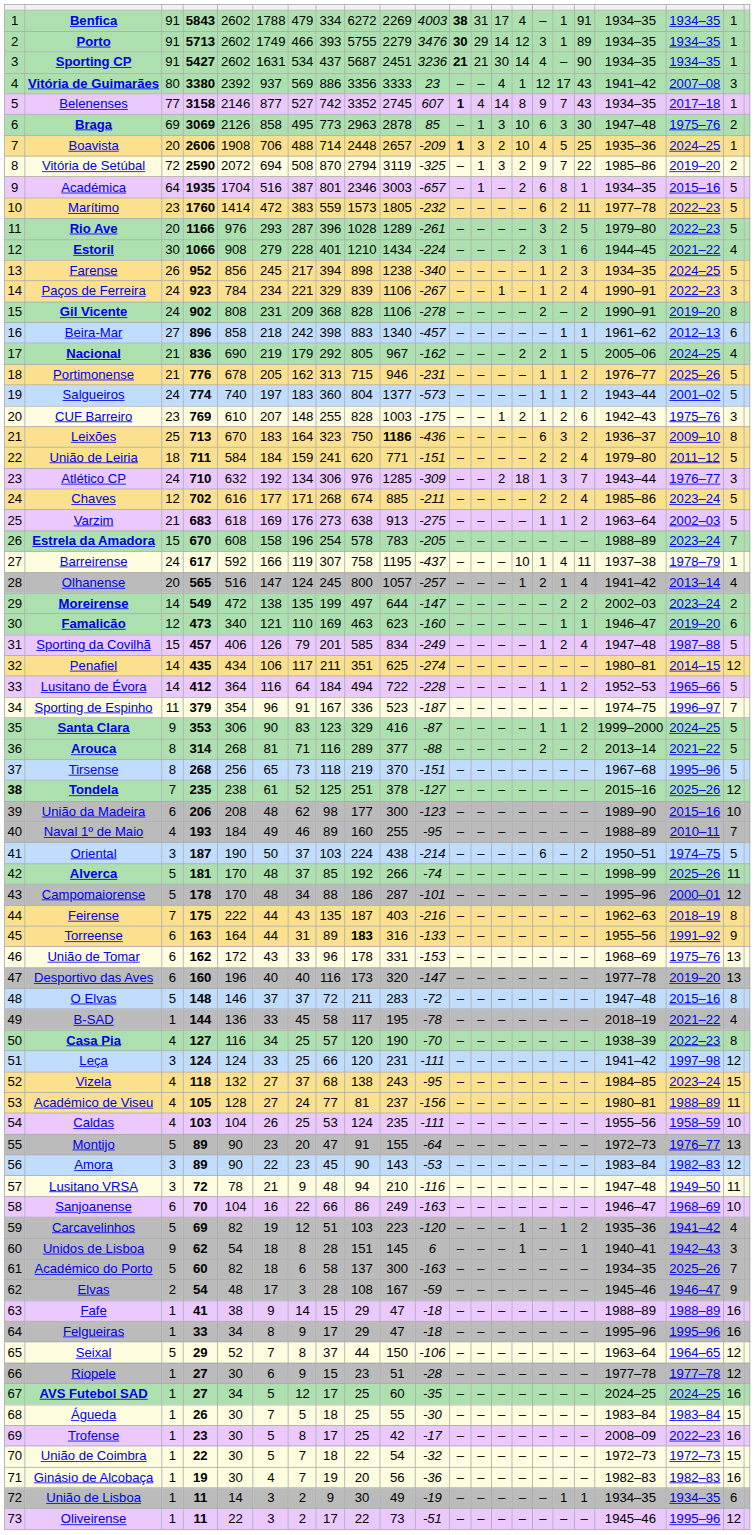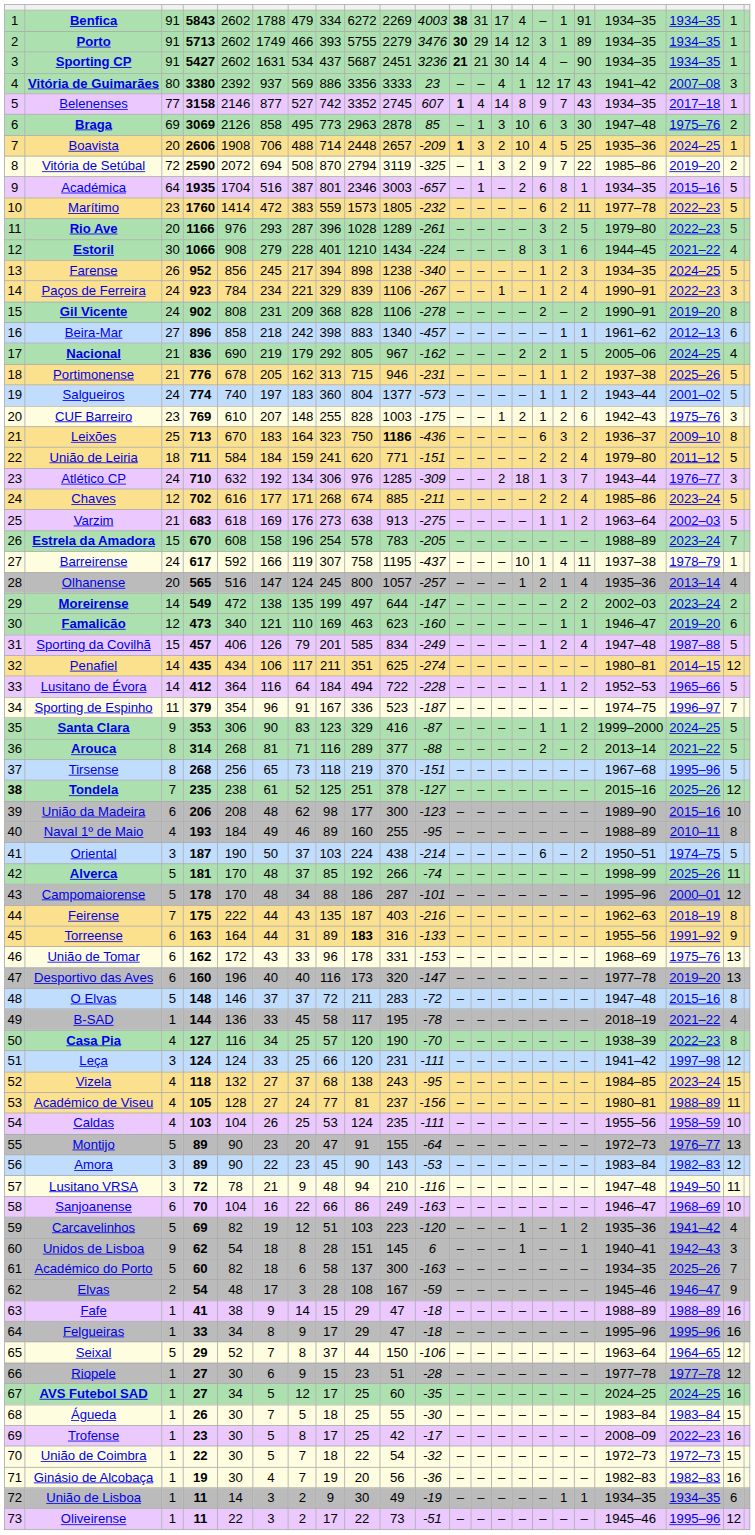(522, 249) 2 -> (522, 249) 8
(630, 374) 1976–77 -> (630, 374) 1937–38
(630, 582) 1941–42 -> (630, 582) 1935–36
(734, 832) 7 -> (734, 832) 8
